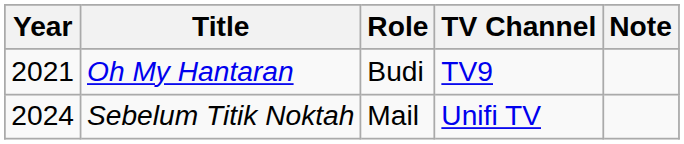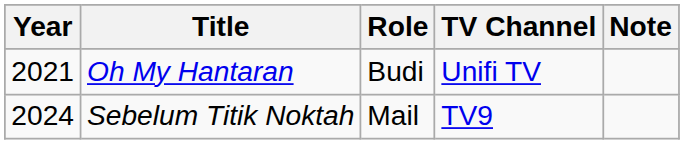(467, 71) TV9 -> (491, 71) Unifi TV
(491, 116) Unifi TV -> (467, 116) TV9
